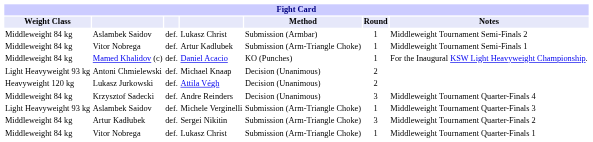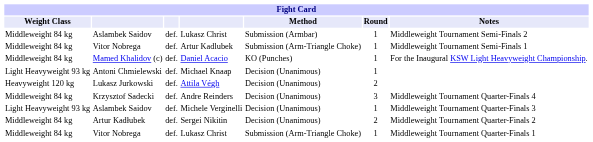(376, 71) 2 -> (376, 71) 1
(303, 108) Submission (Arm-Triangle Choke) -> (283, 108) Decision (Unanimous)
(303, 121) Submission (Arm-Triangle Choke) -> (283, 121) Decision (Unanimous)
(376, 121) 3 -> (376, 121) 2
